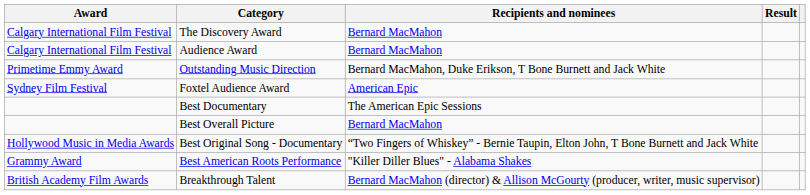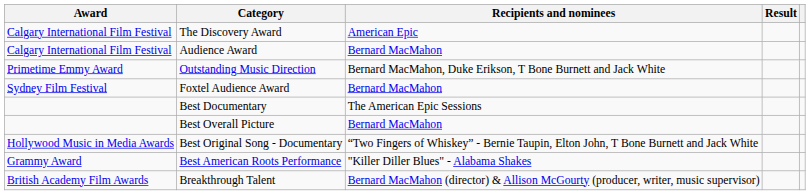(395, 32) Bernard MacMahon -> (383, 32) American Epic
(383, 87) American Epic -> (395, 87) Bernard MacMahon
